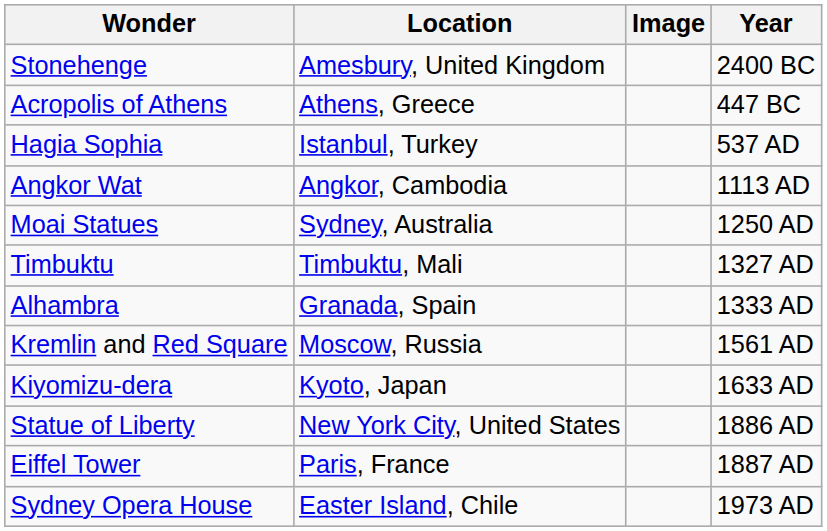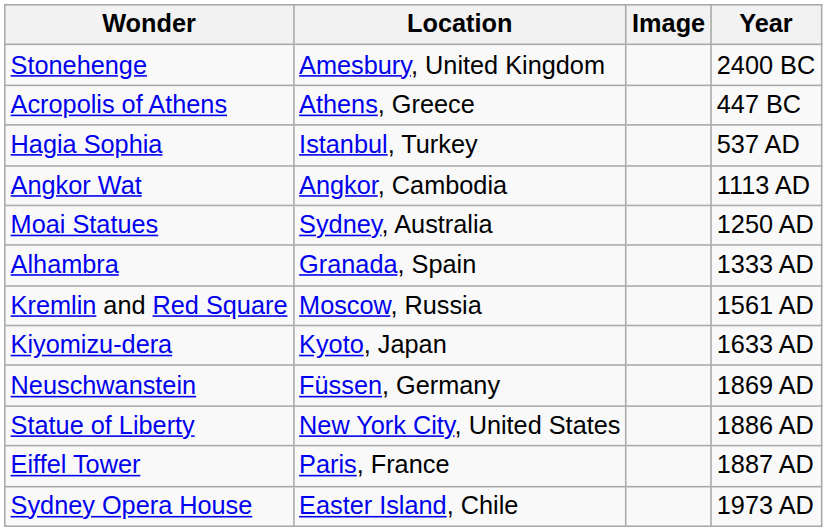- row: (62, 265)
+ row: (103, 385)
